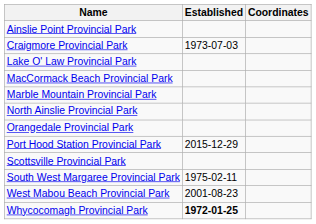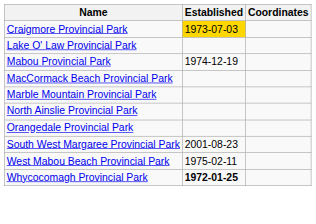- row: (71, 29)
(211, 45) no background -> (211, 29) gold background
+ row: (59, 62)
- row: (84, 144)
- row: (66, 161)
(211, 177) 1975-02-11 -> (211, 144) 2001-08-23
(211, 194) 2001-08-23 -> (211, 161) 1975-02-11
